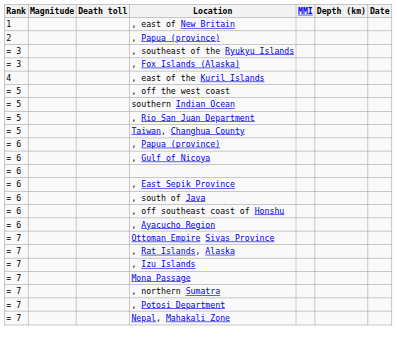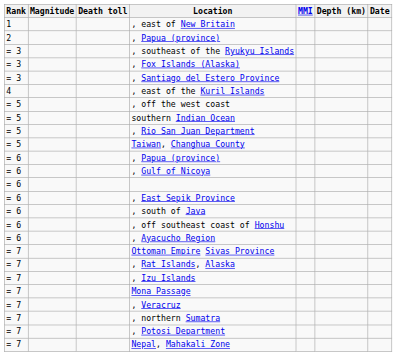+ row: (14, 78)
+ row: (14, 305)
